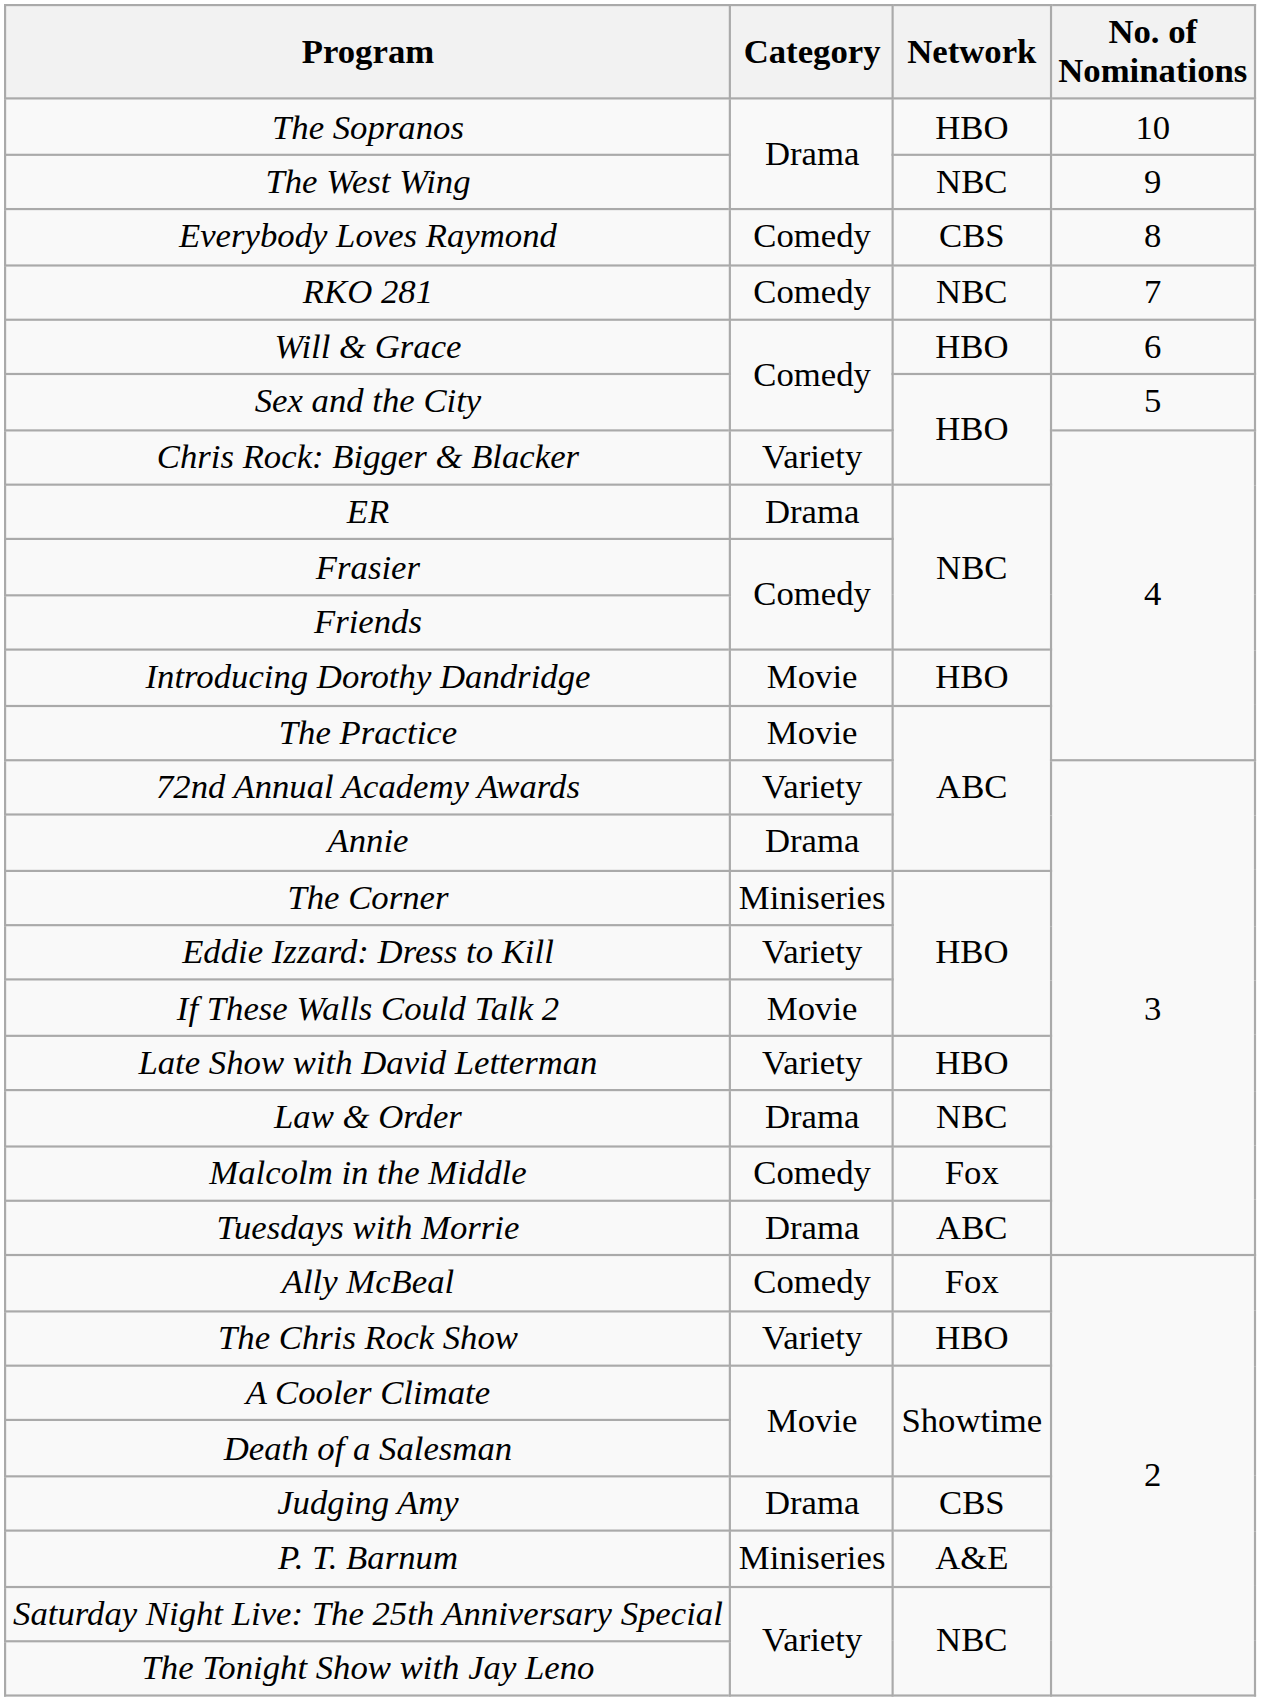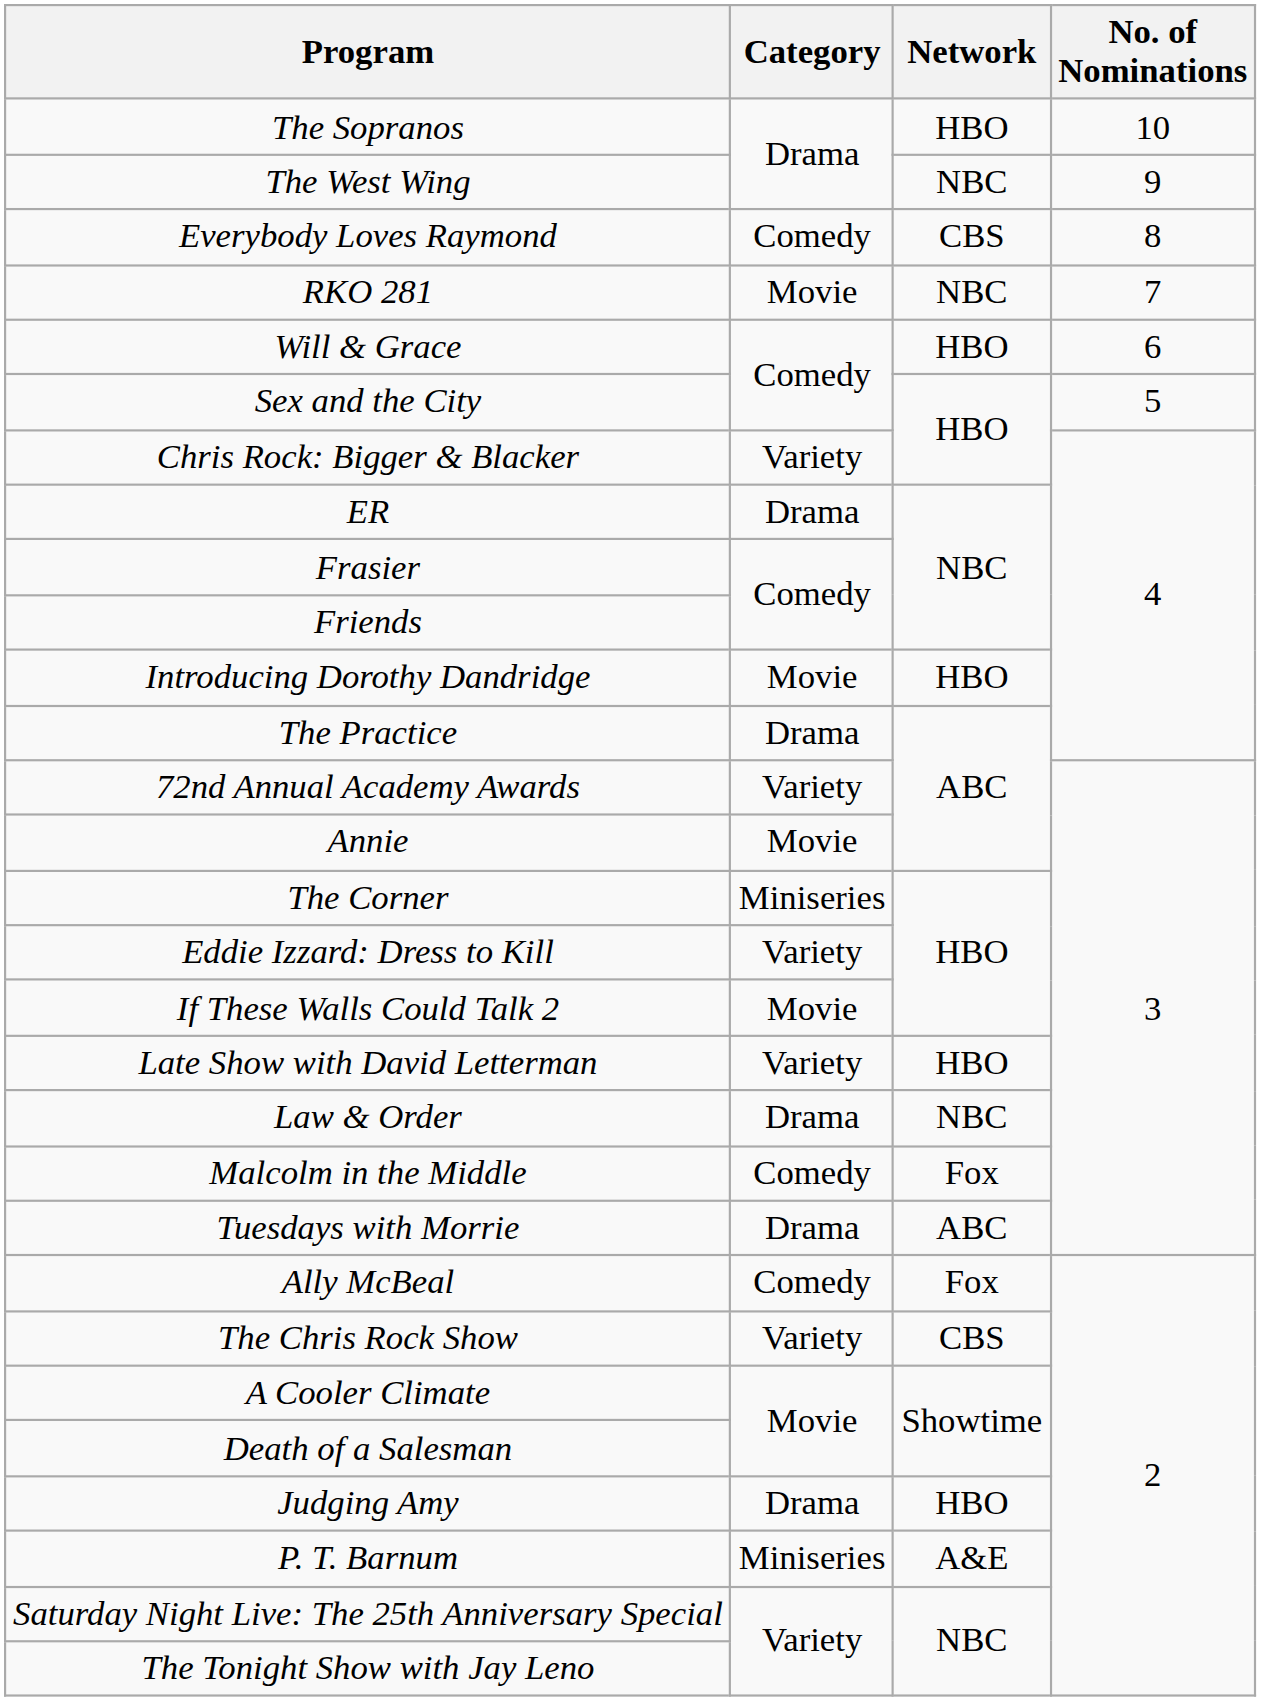(812, 291) Comedy -> (812, 291) Movie
(812, 731) Movie -> (812, 731) Drama
(812, 841) Drama -> (812, 841) Movie
(972, 1337) HBO -> (972, 1337) CBS
(972, 1502) CBS -> (972, 1502) HBO
